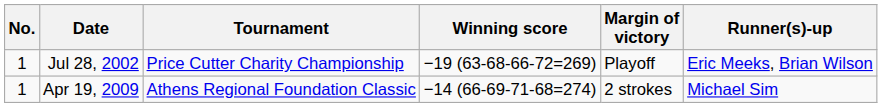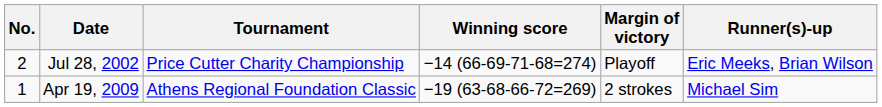(22, 63) 1 -> (22, 63) 2
(510, 63) −19 (63-68-66-72=269) -> (510, 63) −14 (66-69-71-68=274)
(510, 90) −14 (66-69-71-68=274) -> (510, 90) −19 (63-68-66-72=269)
